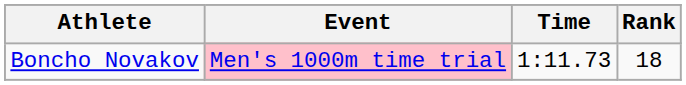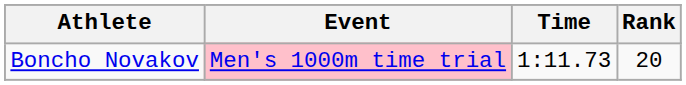(649, 61) 18 -> (649, 61) 20
